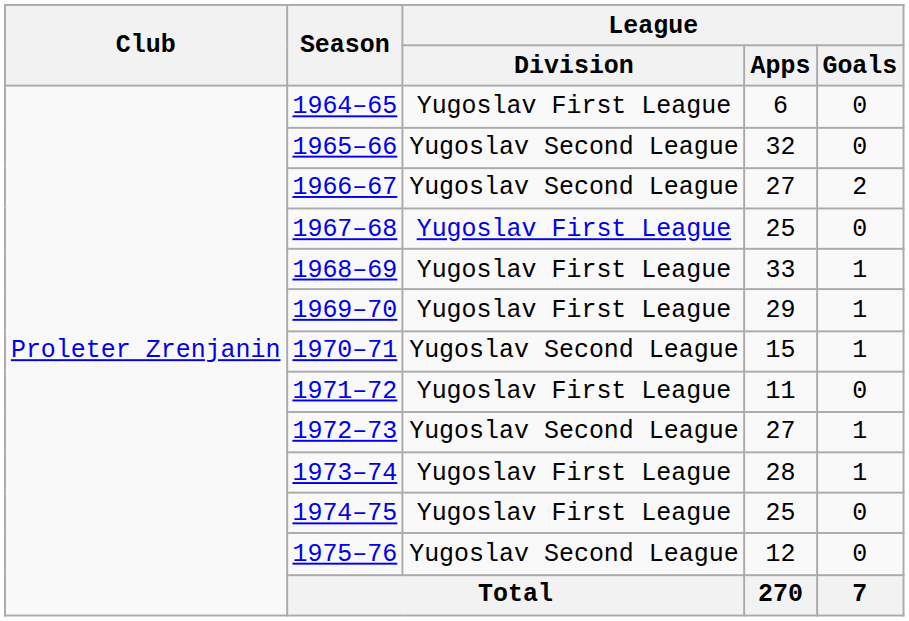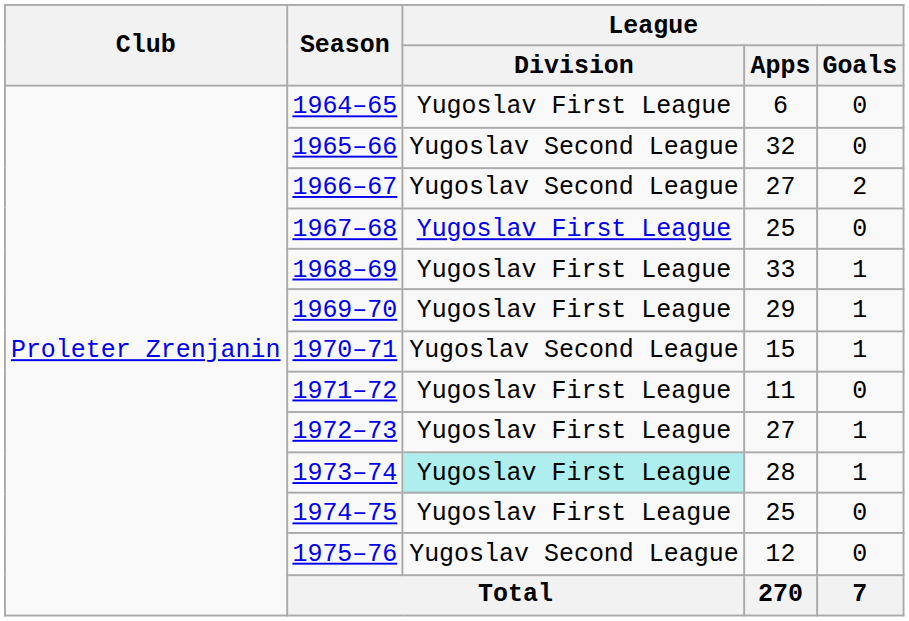(574, 432) Yugoslav Second League -> (574, 432) Yugoslav First League
(574, 473) no background -> (574, 473) paleturquoise background
